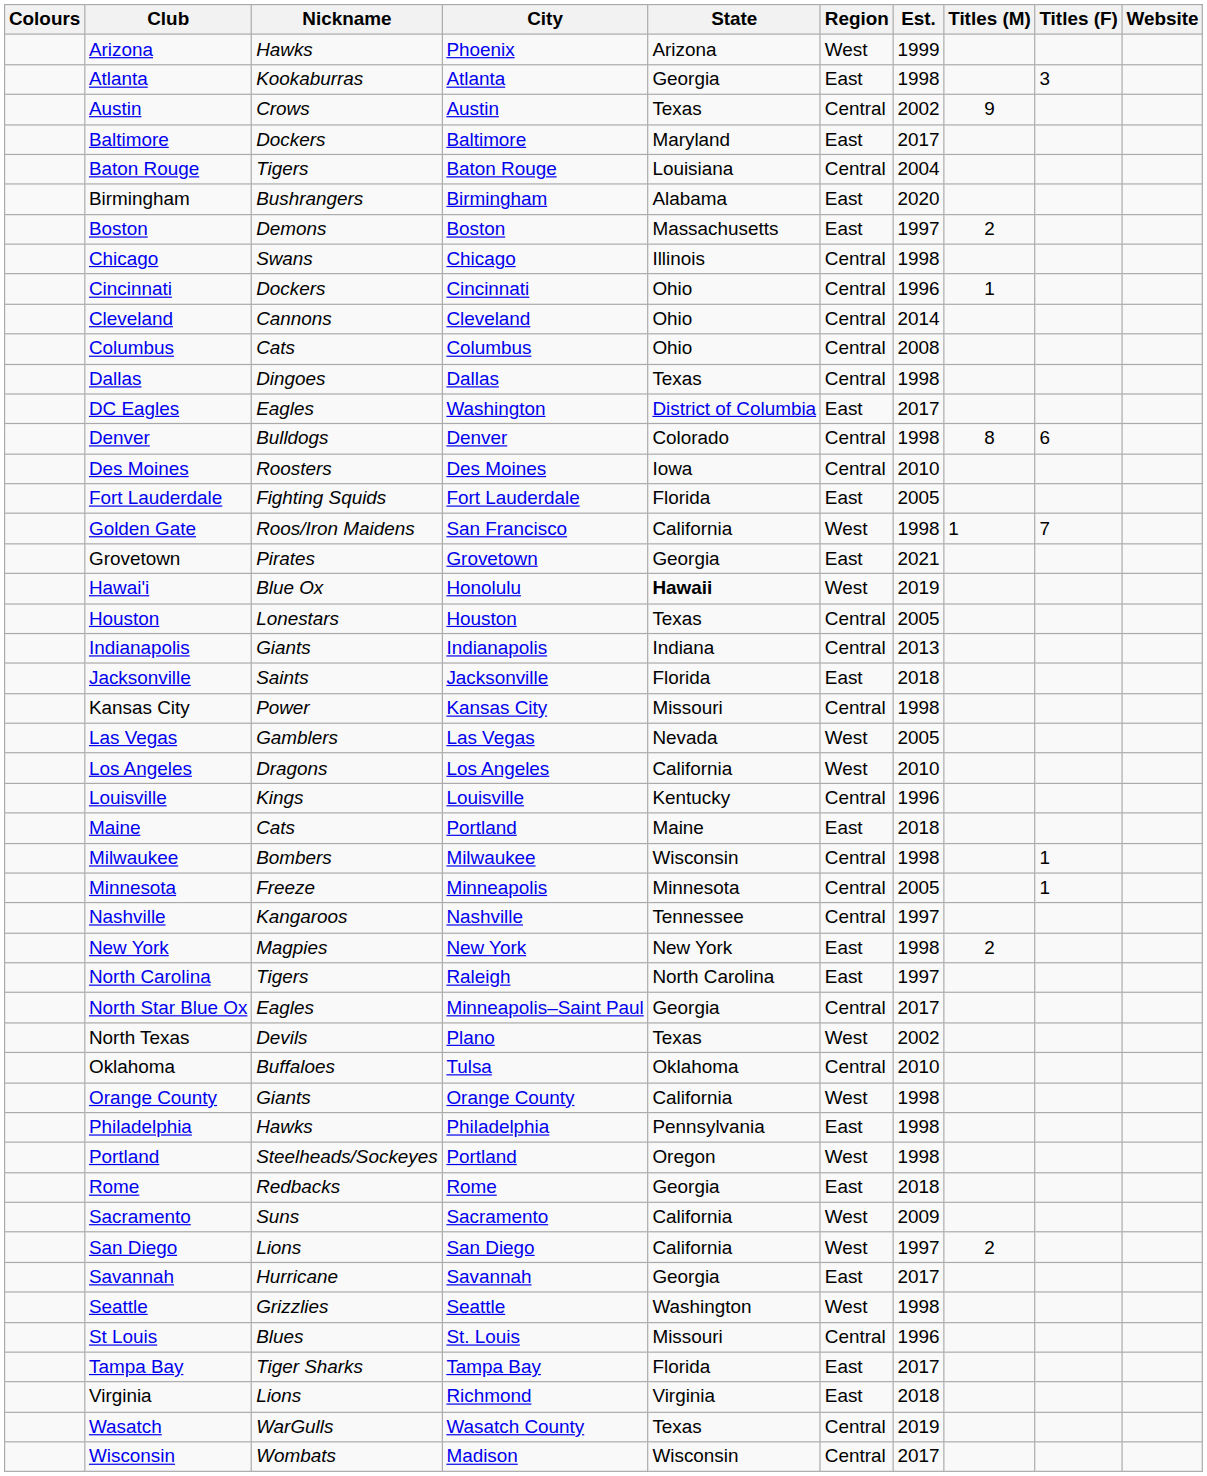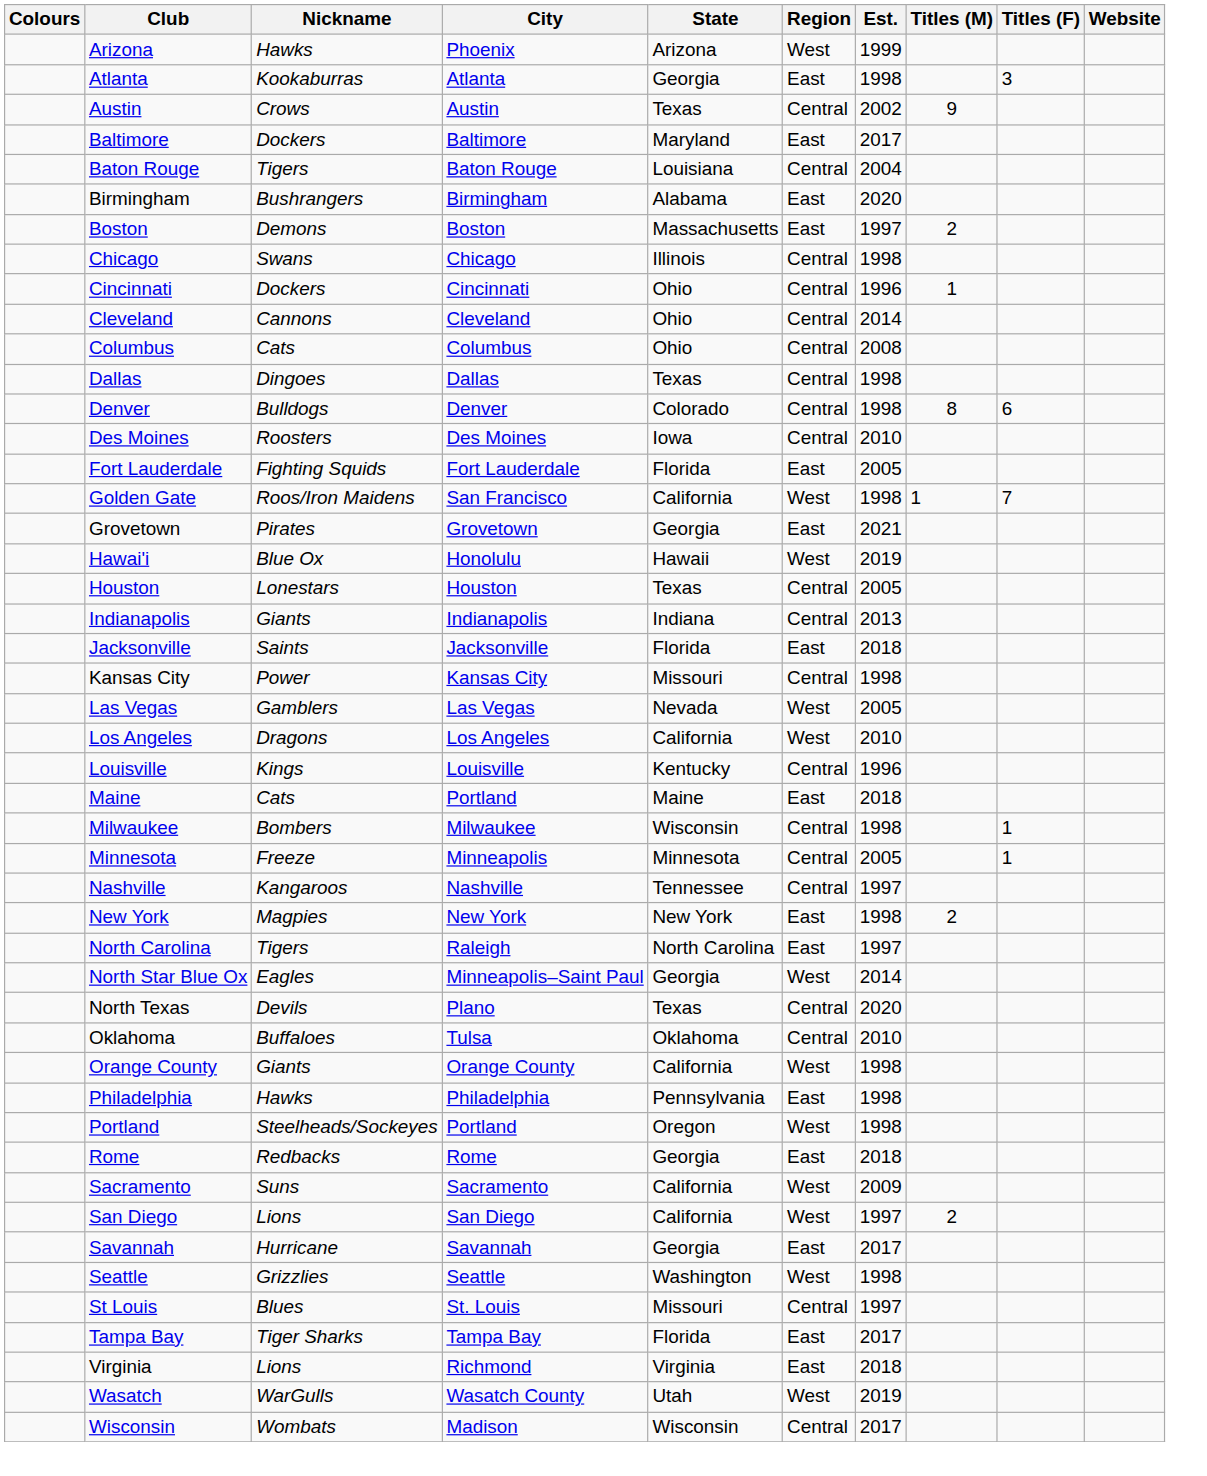- row: (134, 408)
(682, 588) bold -> (681, 558) normal
(855, 1007) Central -> (808, 977) West
(918, 1007) 2017 -> (881, 977) 2014
(846, 1037) West -> (817, 1007) Central
(918, 1037) 2002 -> (881, 1007) 2020
(918, 1336) 1996 -> (881, 1306) 1997
(677, 1426) Texas -> (672, 1396) Utah
(855, 1426) Central -> (808, 1396) West
